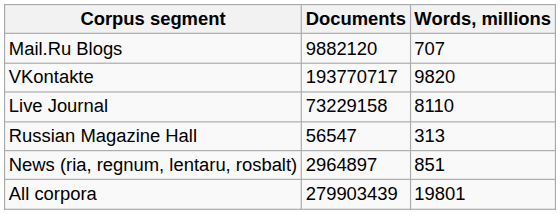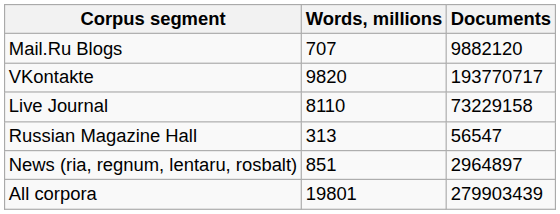columns swapped: (483, 19) <-> (356, 19)
